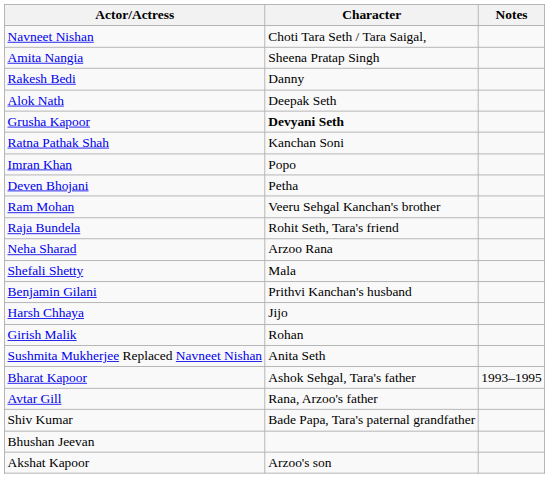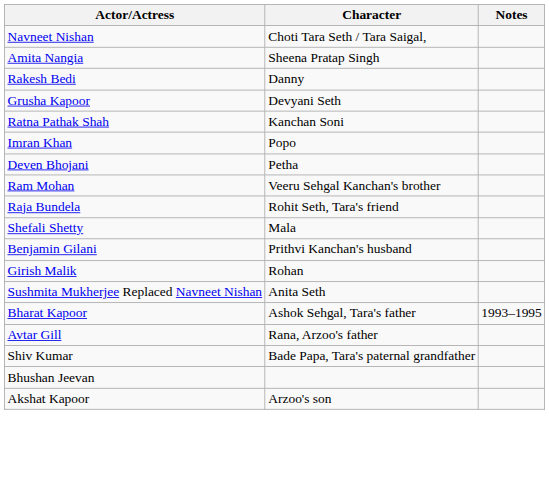- row: (36, 100)
(306, 121) bold -> (305, 100) normal
- row: (42, 249)
- row: (46, 313)
